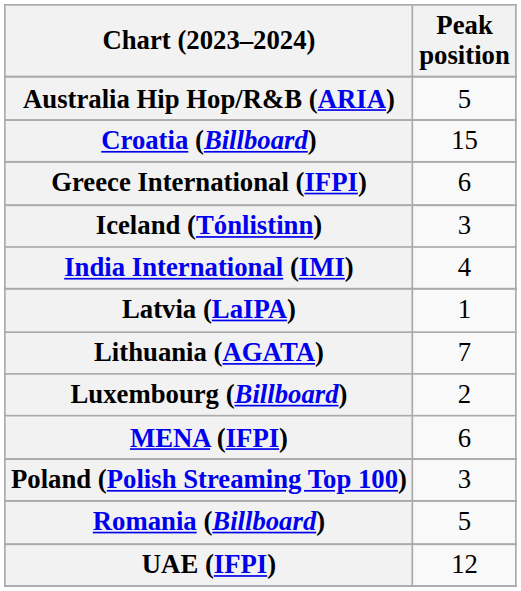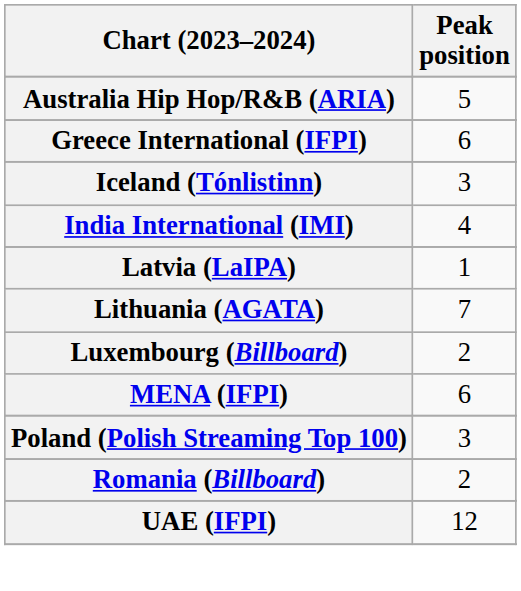- row: (209, 140)
(465, 521) 5 -> (465, 479) 2
